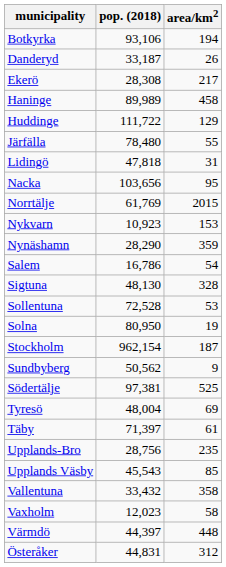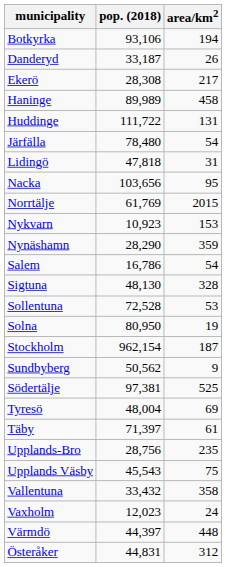(209, 121) 129 -> (209, 121) 131
(212, 141) 55 -> (212, 141) 54
(212, 470) 85 -> (212, 470) 75
(212, 511) 58 -> (212, 511) 24
